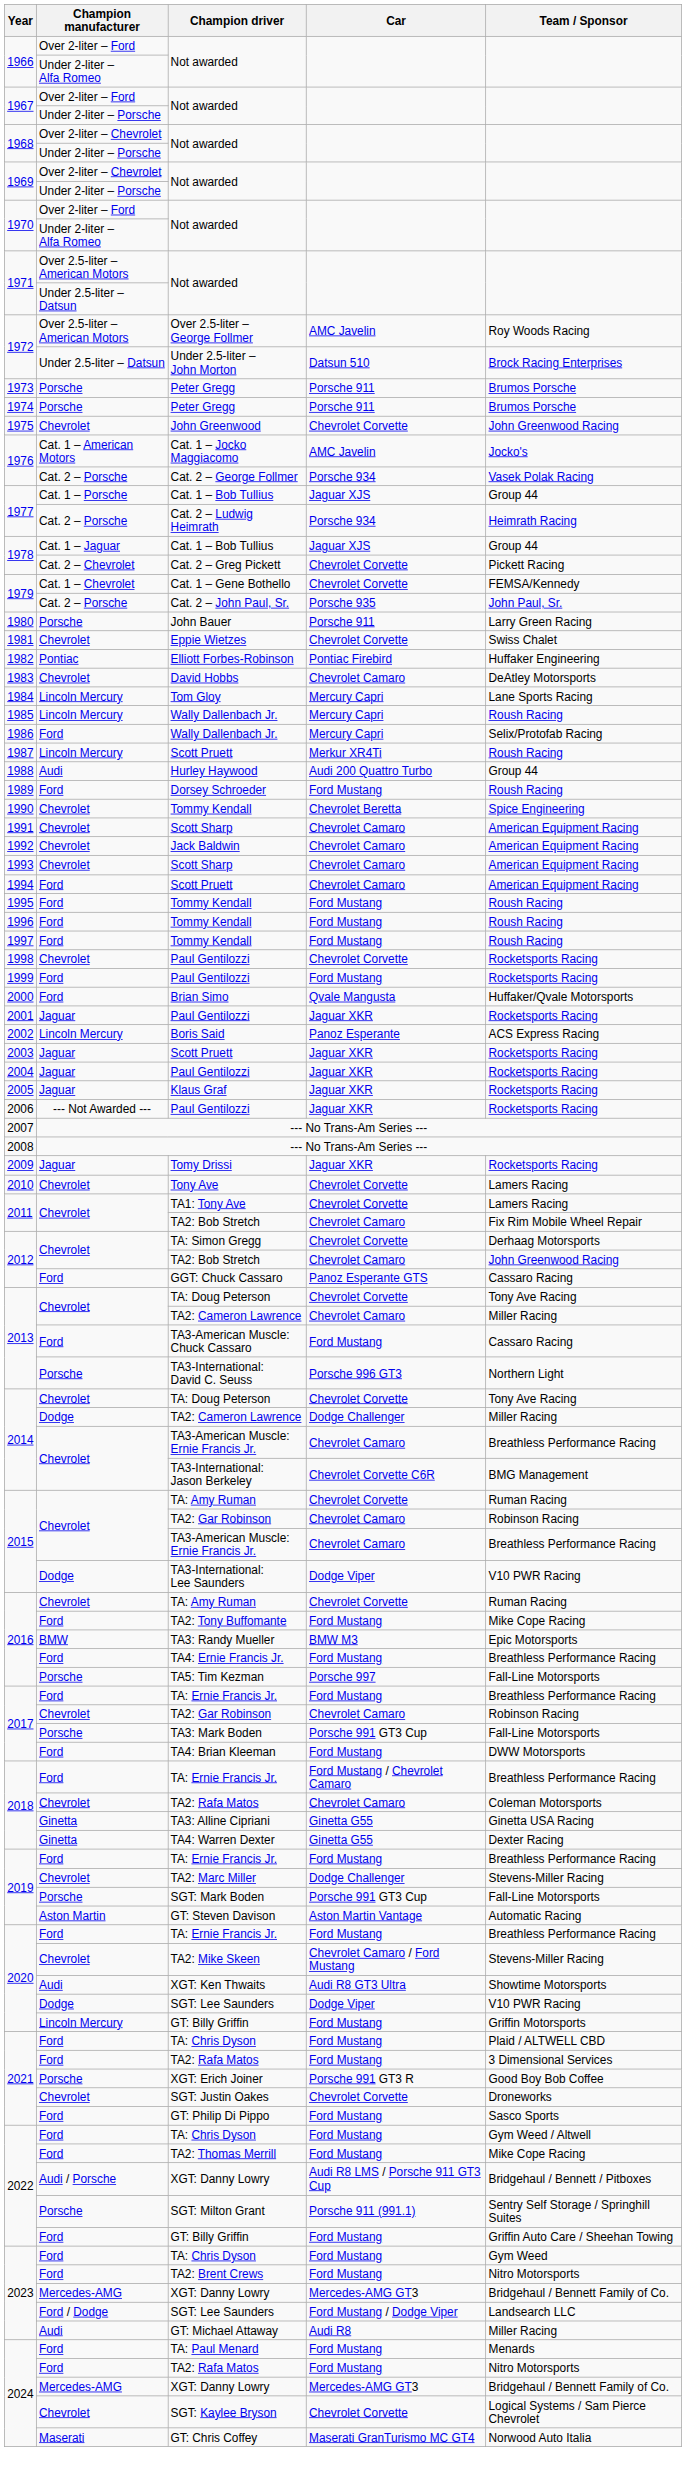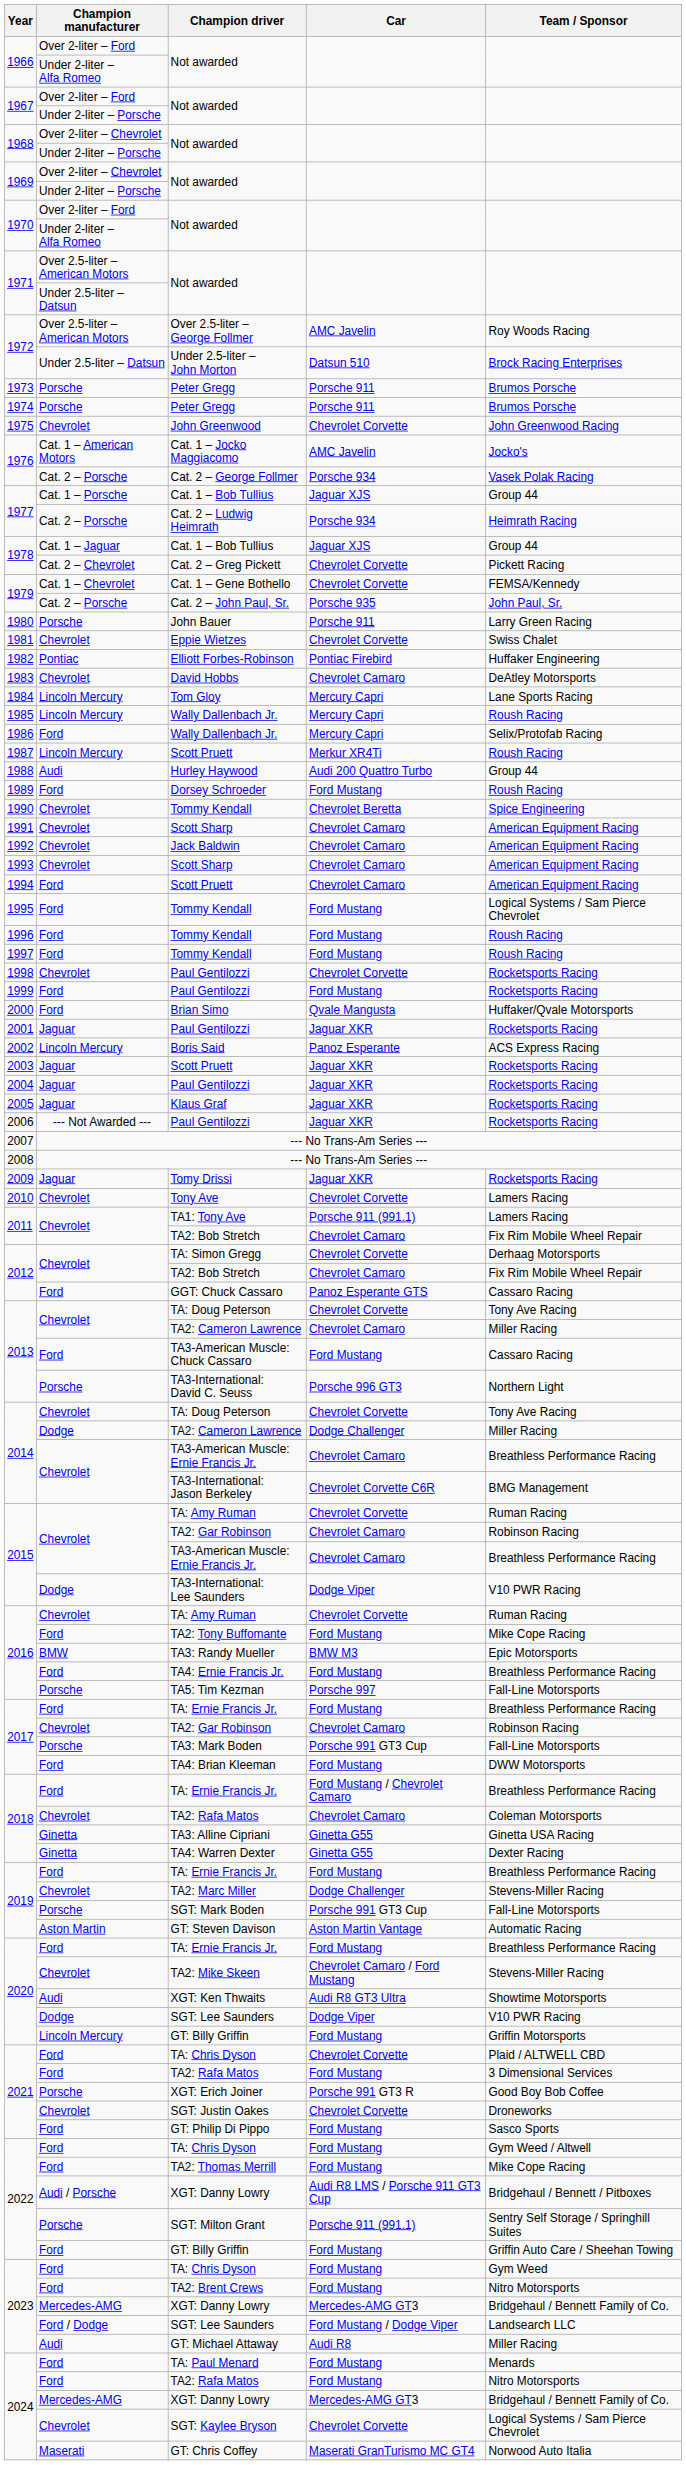(526, 903) Roush Racing -> (567, 909) Logical Systems / Sam Pierce Chevrolet
(358, 1203) Chevrolet Corvette -> (362, 1216) Porsche 911 (991.1)
(554, 1259) John Greenwood Racing -> (565, 1273) Fix Rim Mobile Wheel Repair
(346, 2041) Ford Mustang -> (358, 2054) Chevrolet Corvette
